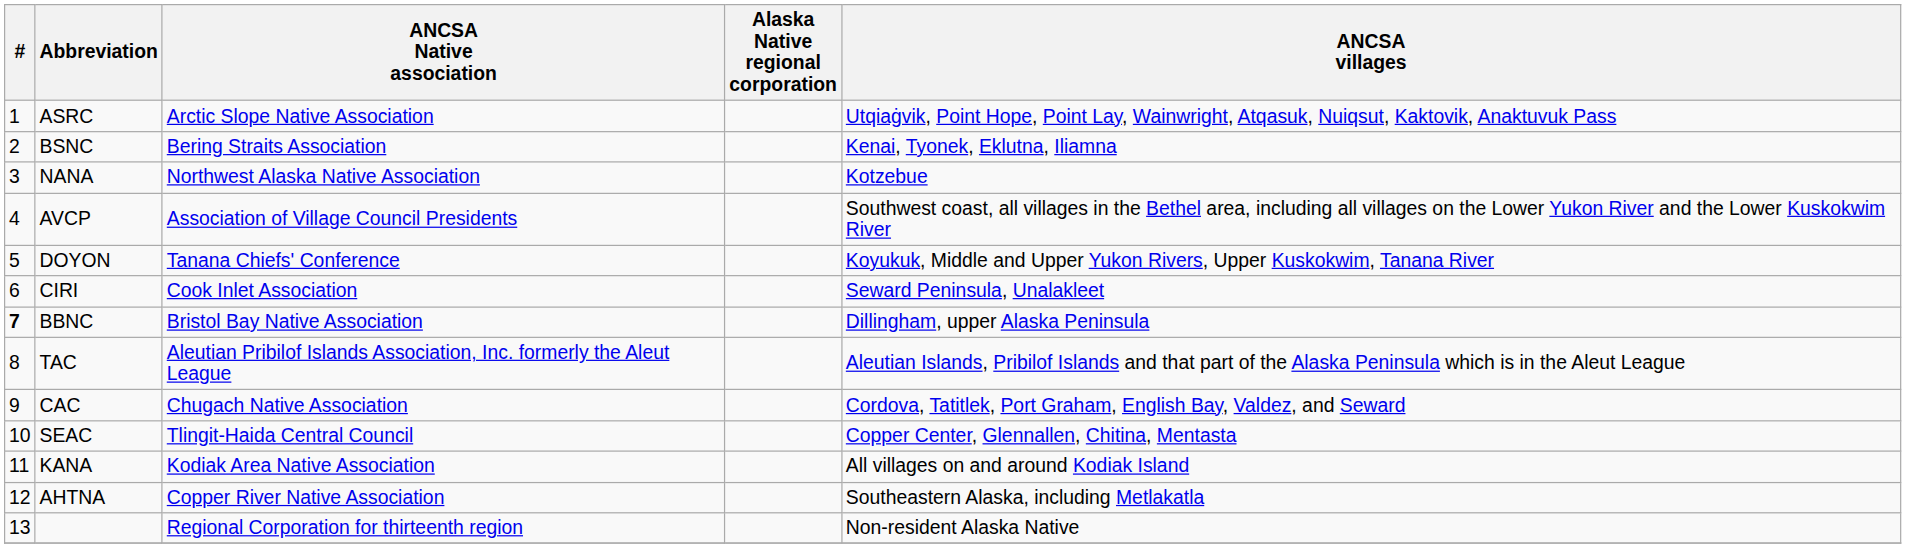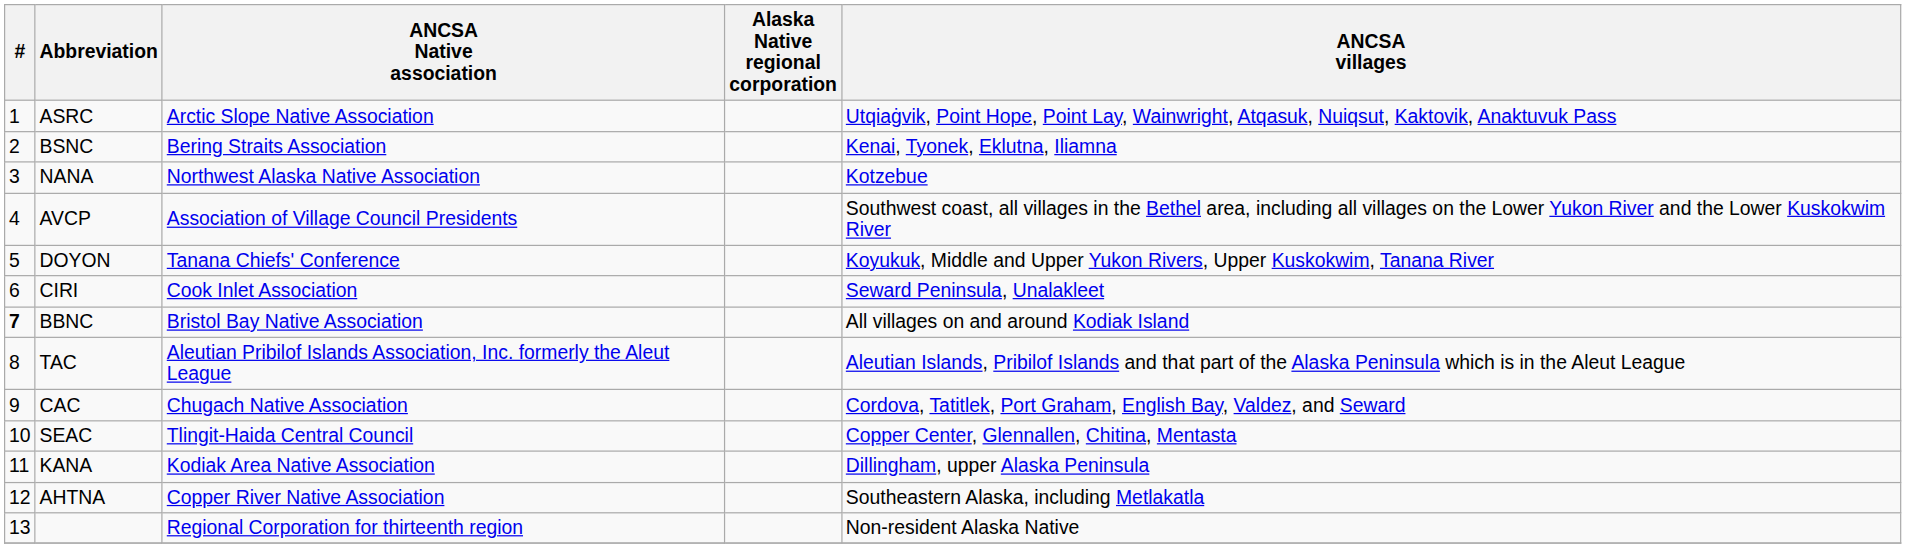(998, 321) Dillingham, upper Alaska Peninsula -> (1018, 321) All villages on and around Kodiak Island
(1018, 466) All villages on and around Kodiak Island -> (998, 466) Dillingham, upper Alaska Peninsula
